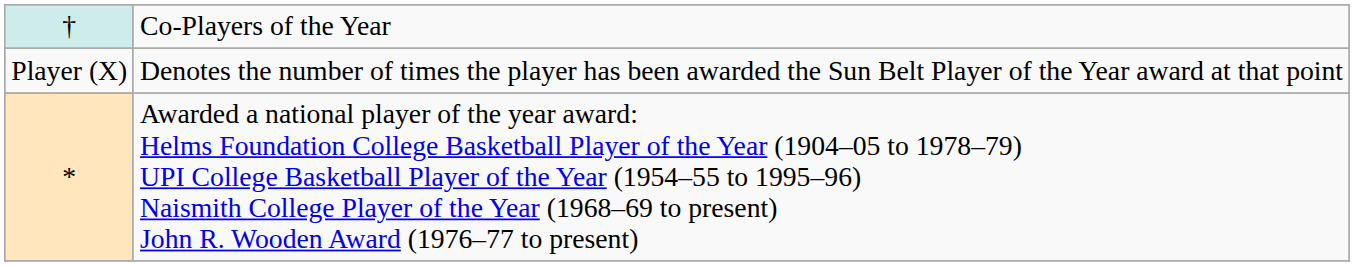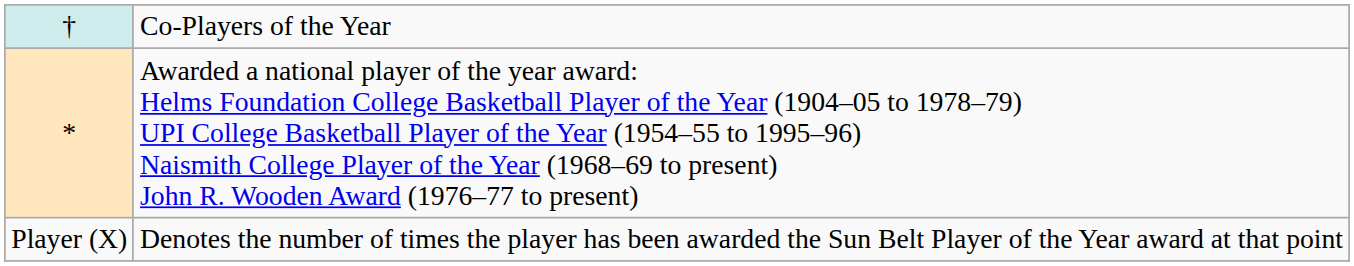rows swapped: (69, 176) <-> (69, 70)
